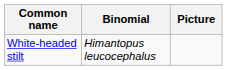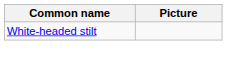- column: (126, 19)
